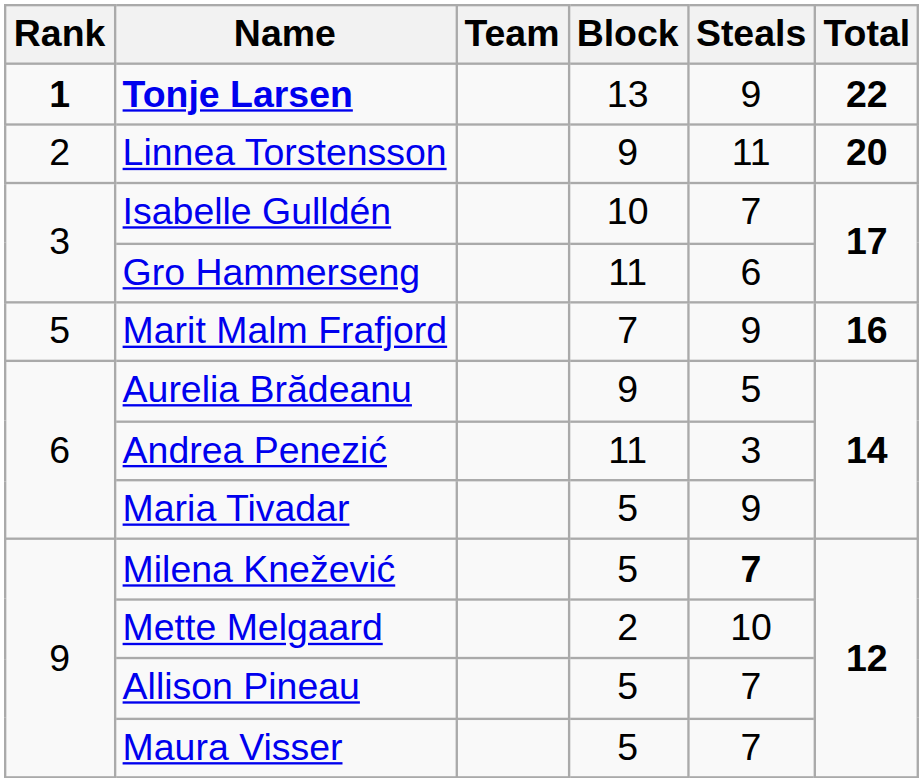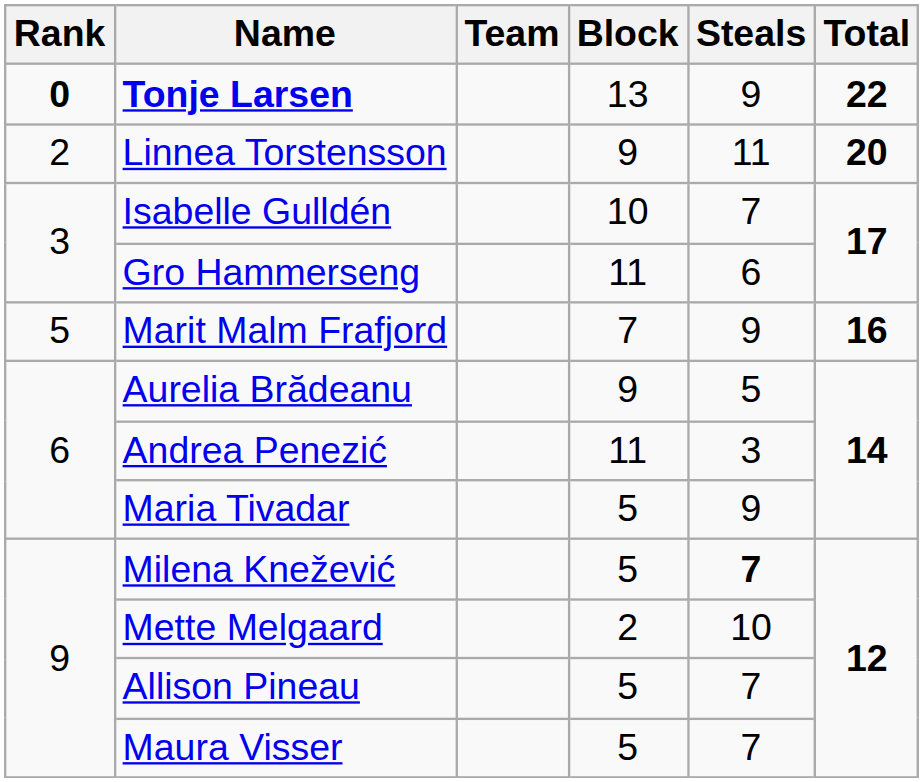(60, 93) 1 -> (60, 93) 0
